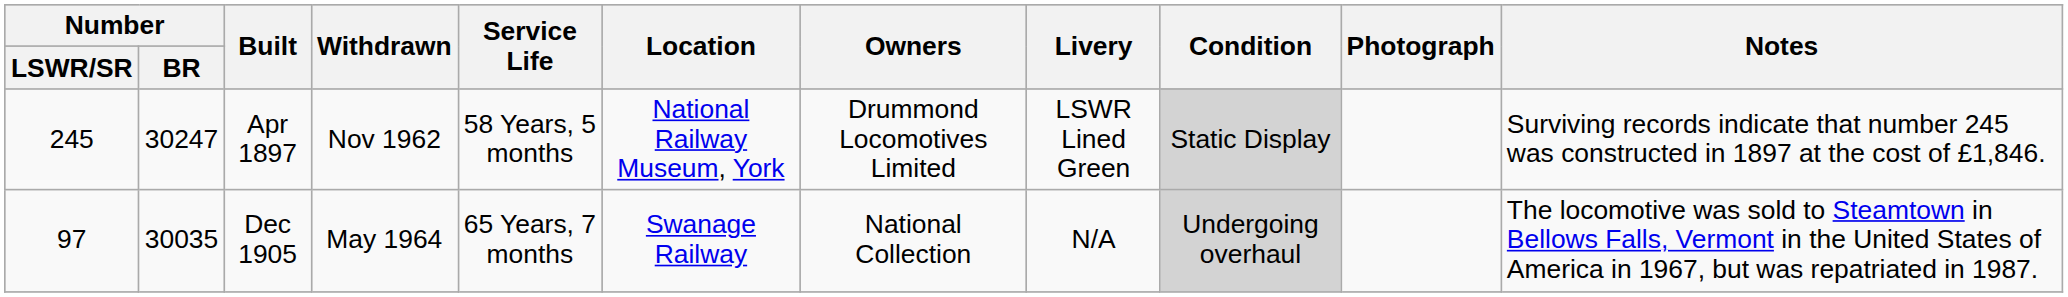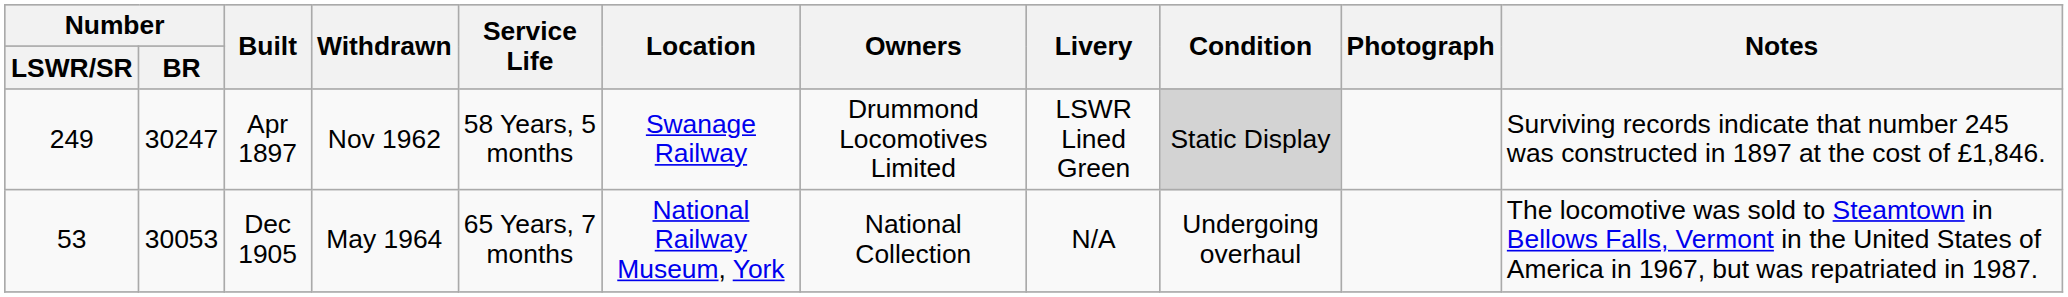(72, 138) 245 -> (72, 138) 249
(701, 138) National Railway Museum, York -> (701, 138) Swanage Railway
(72, 240) 97 -> (72, 240) 53
(182, 240) 30035 -> (182, 240) 30053
(701, 240) Swanage Railway -> (701, 240) National Railway Museum, York
(1250, 240) lightgrey background -> (1250, 240) no background
